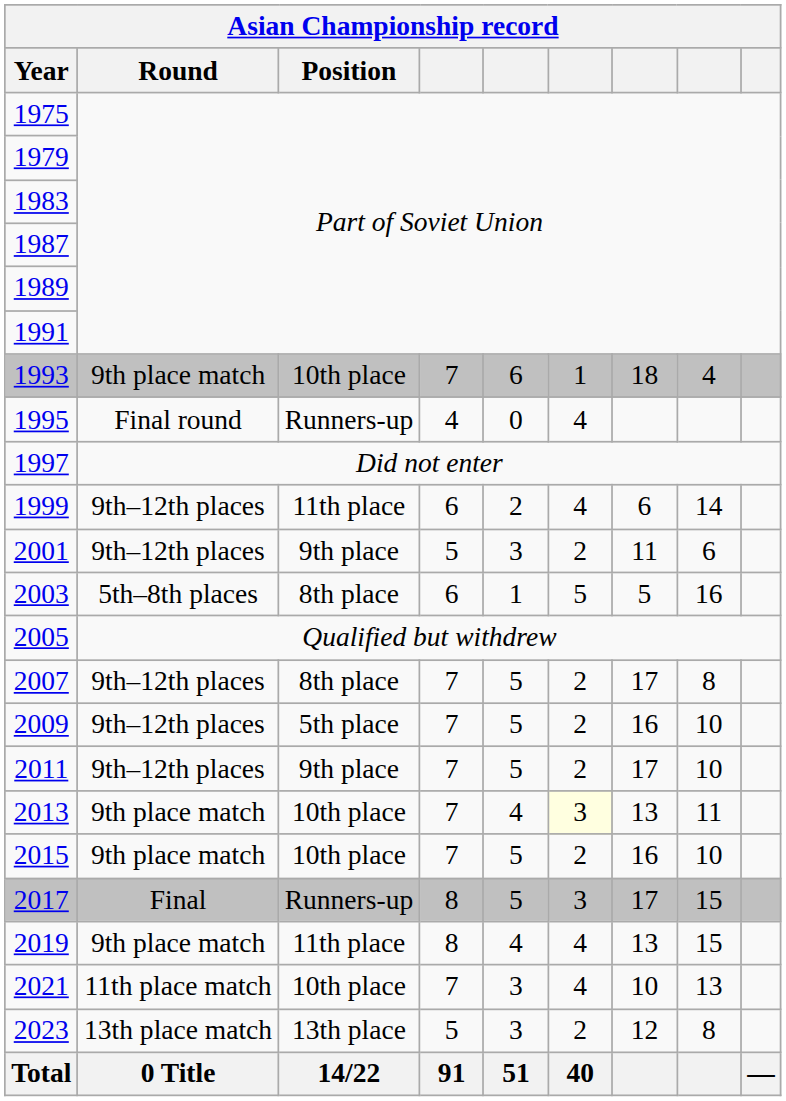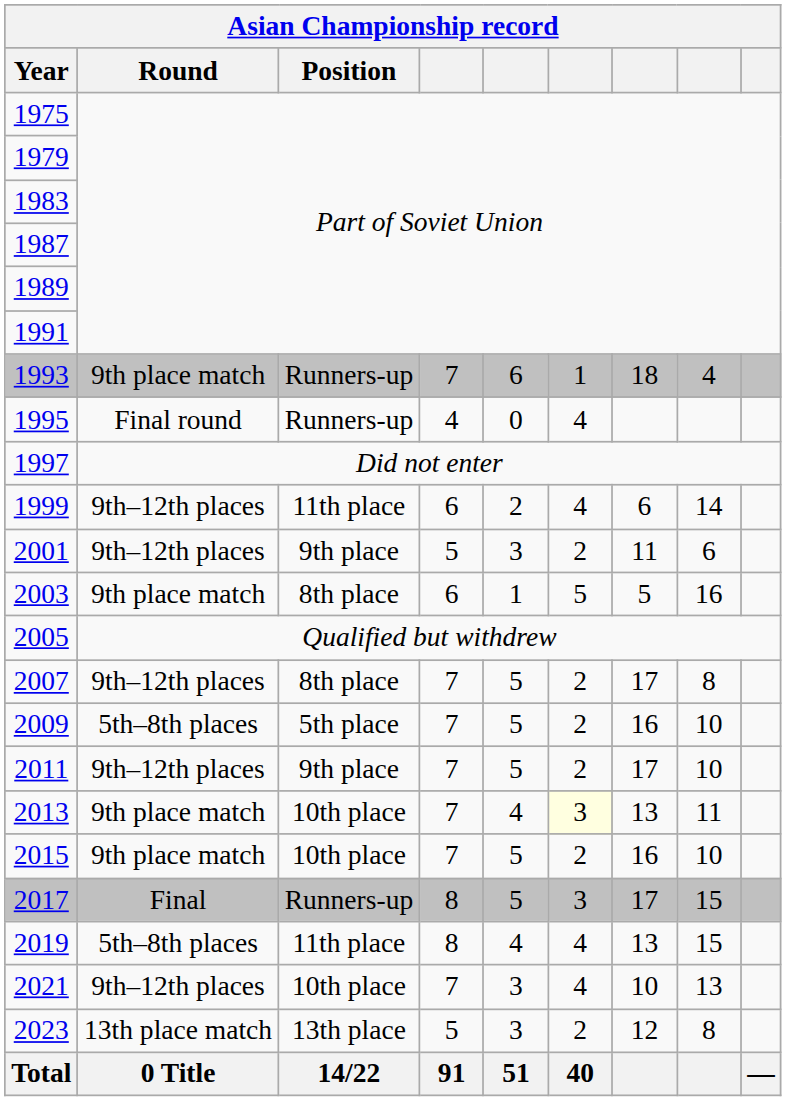(349, 375) 10th place -> (349, 375) Runners-up
(178, 593) 5th–8th places -> (178, 593) 9th place match
(178, 724) 9th–12th places -> (178, 724) 5th–8th places
(178, 942) 9th place match -> (178, 942) 5th–8th places
(178, 986) 11th place match -> (178, 986) 9th–12th places
